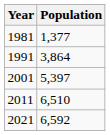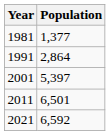(55, 57) 3,864 -> (55, 57) 2,864
(55, 99) 6,510 -> (55, 99) 6,501
